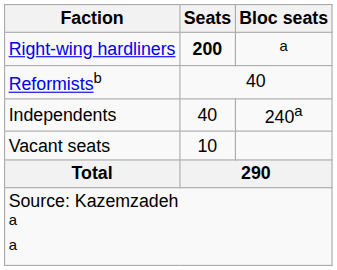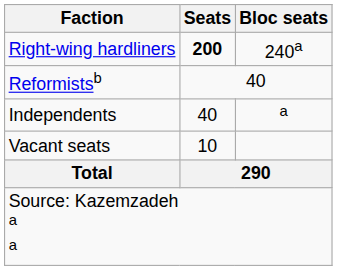(284, 45) a -> (284, 49) 240a
(284, 115) 240a -> (284, 111) a
